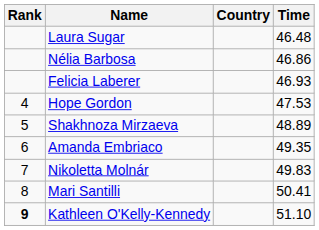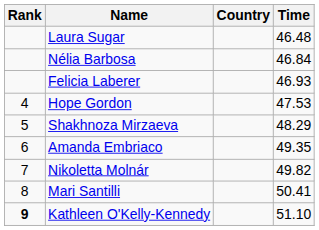(294, 59) 46.86 -> (294, 59) 46.84
(294, 125) 48.89 -> (294, 125) 48.29
(294, 170) 49.83 -> (294, 170) 49.82
